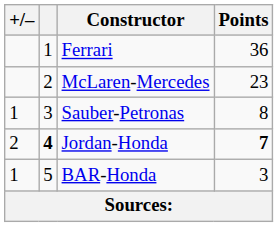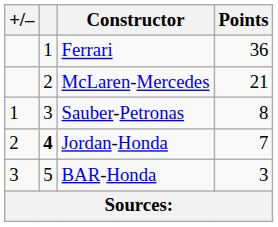(259, 81) 23 -> (259, 81) 21
(264, 143) bold -> (264, 143) normal
(14, 174) 1 -> (14, 174) 3
